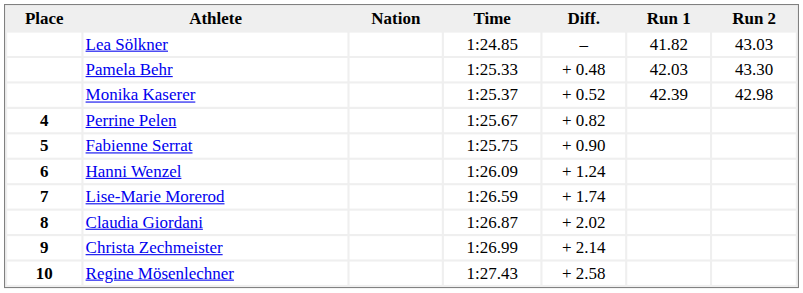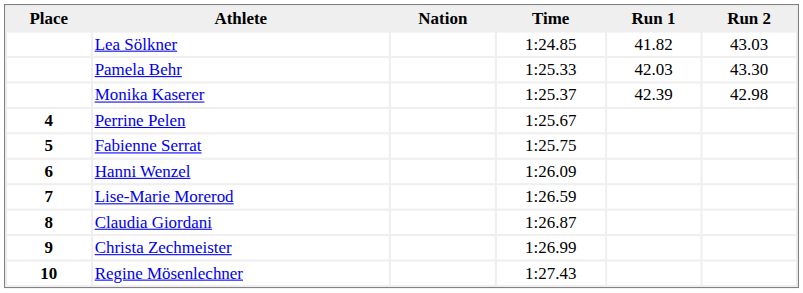- column: (584, 18)
